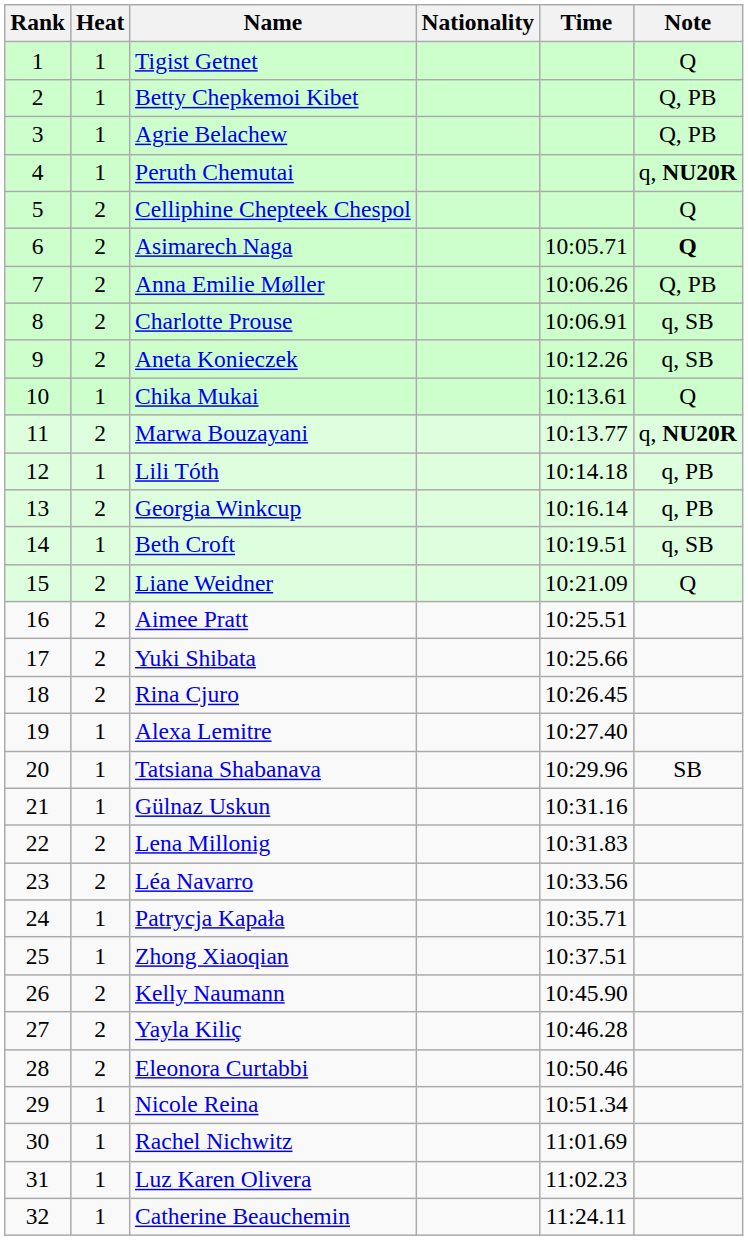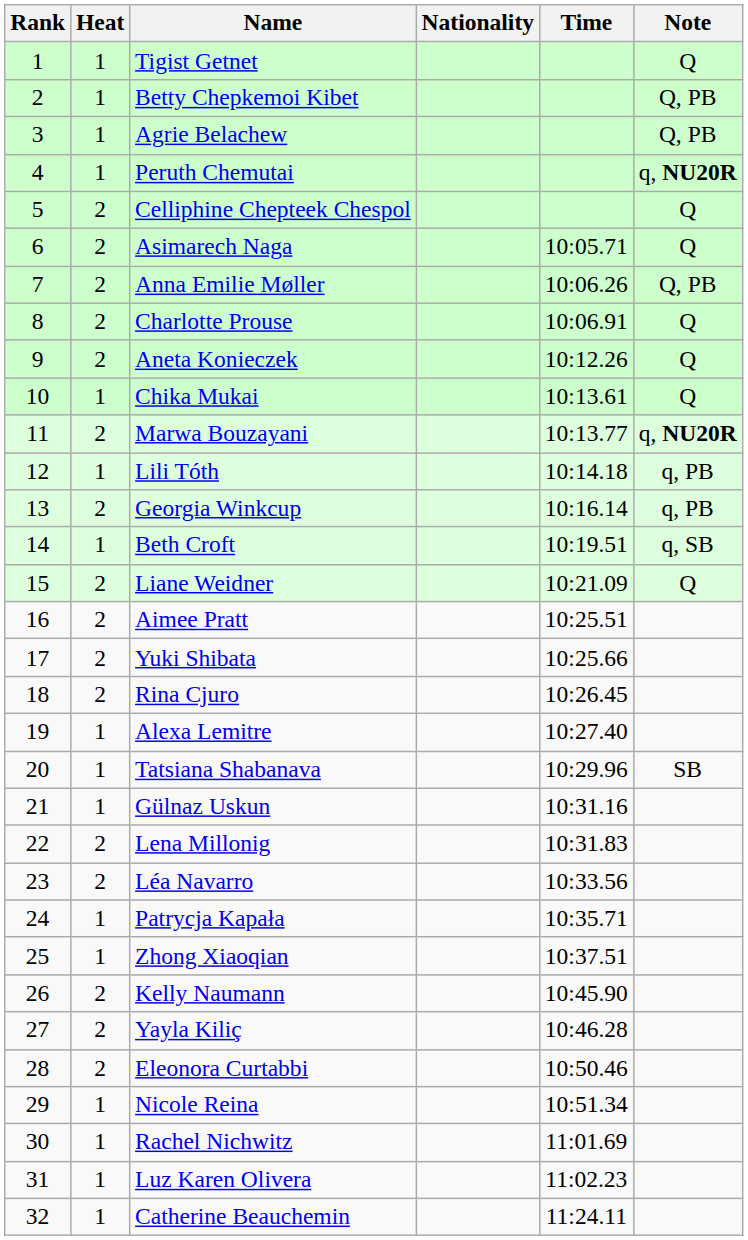(688, 246) bold -> (688, 246) normal
(688, 321) q, SB -> (688, 321) Q
(688, 358) q, SB -> (688, 358) Q
